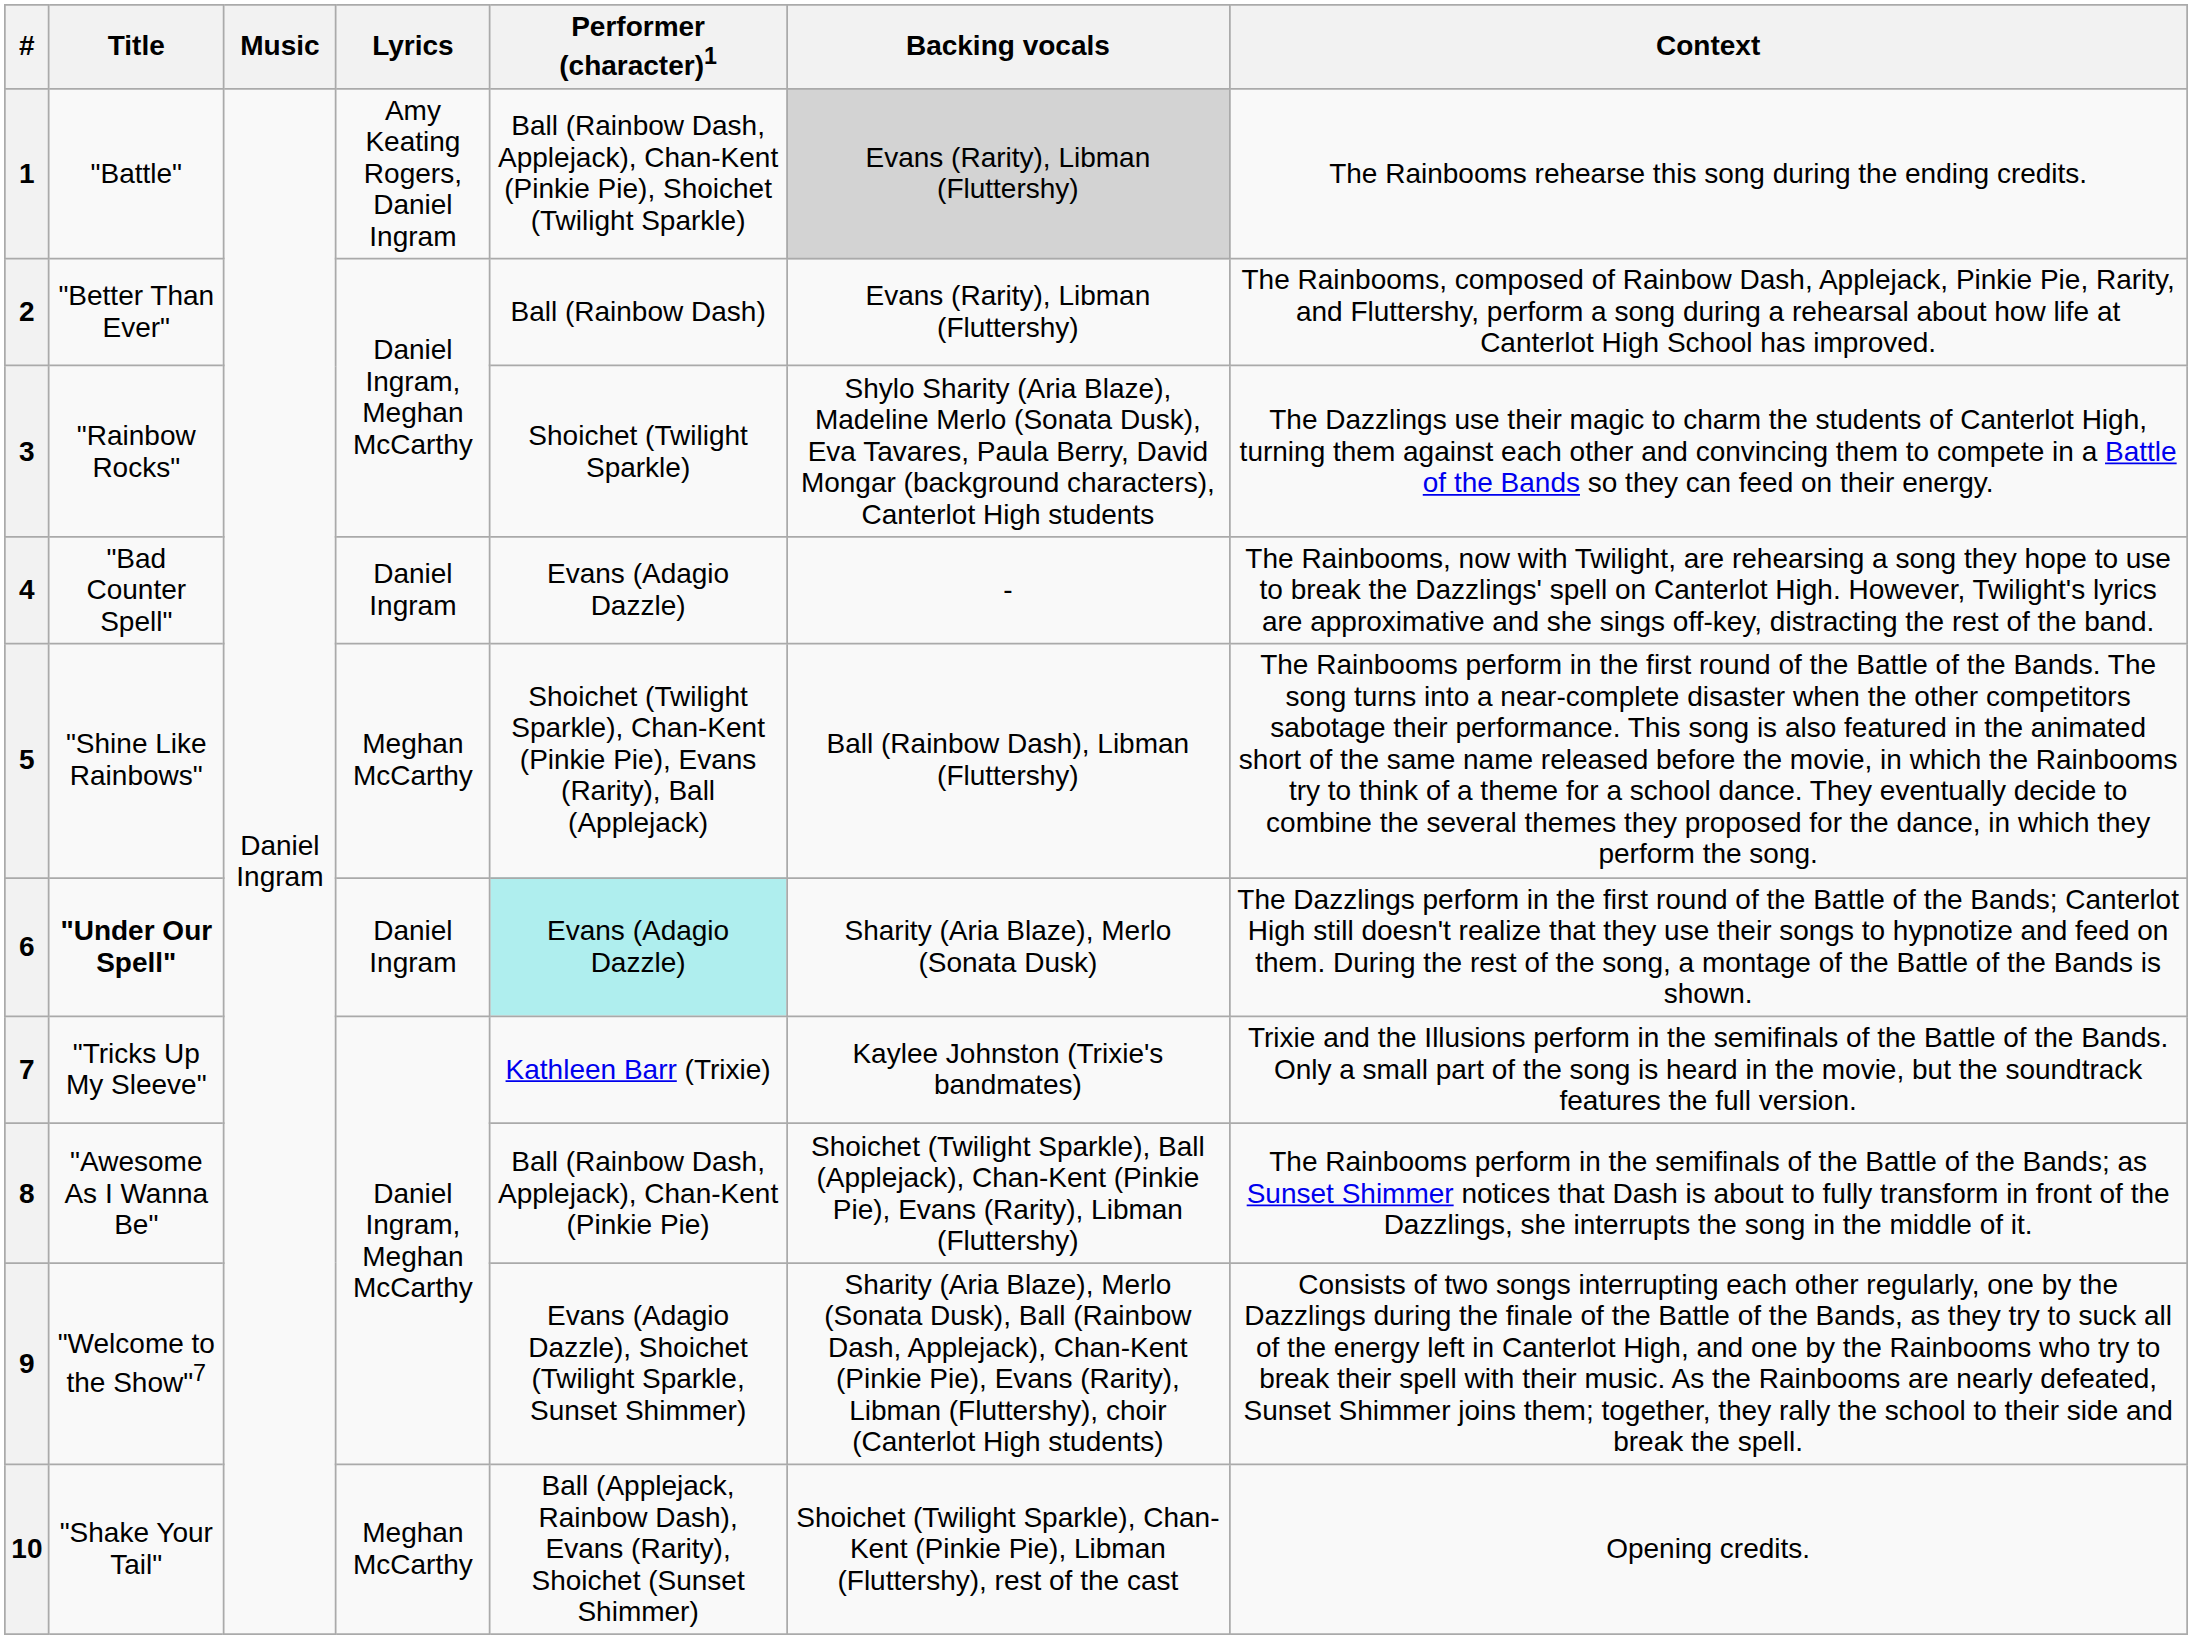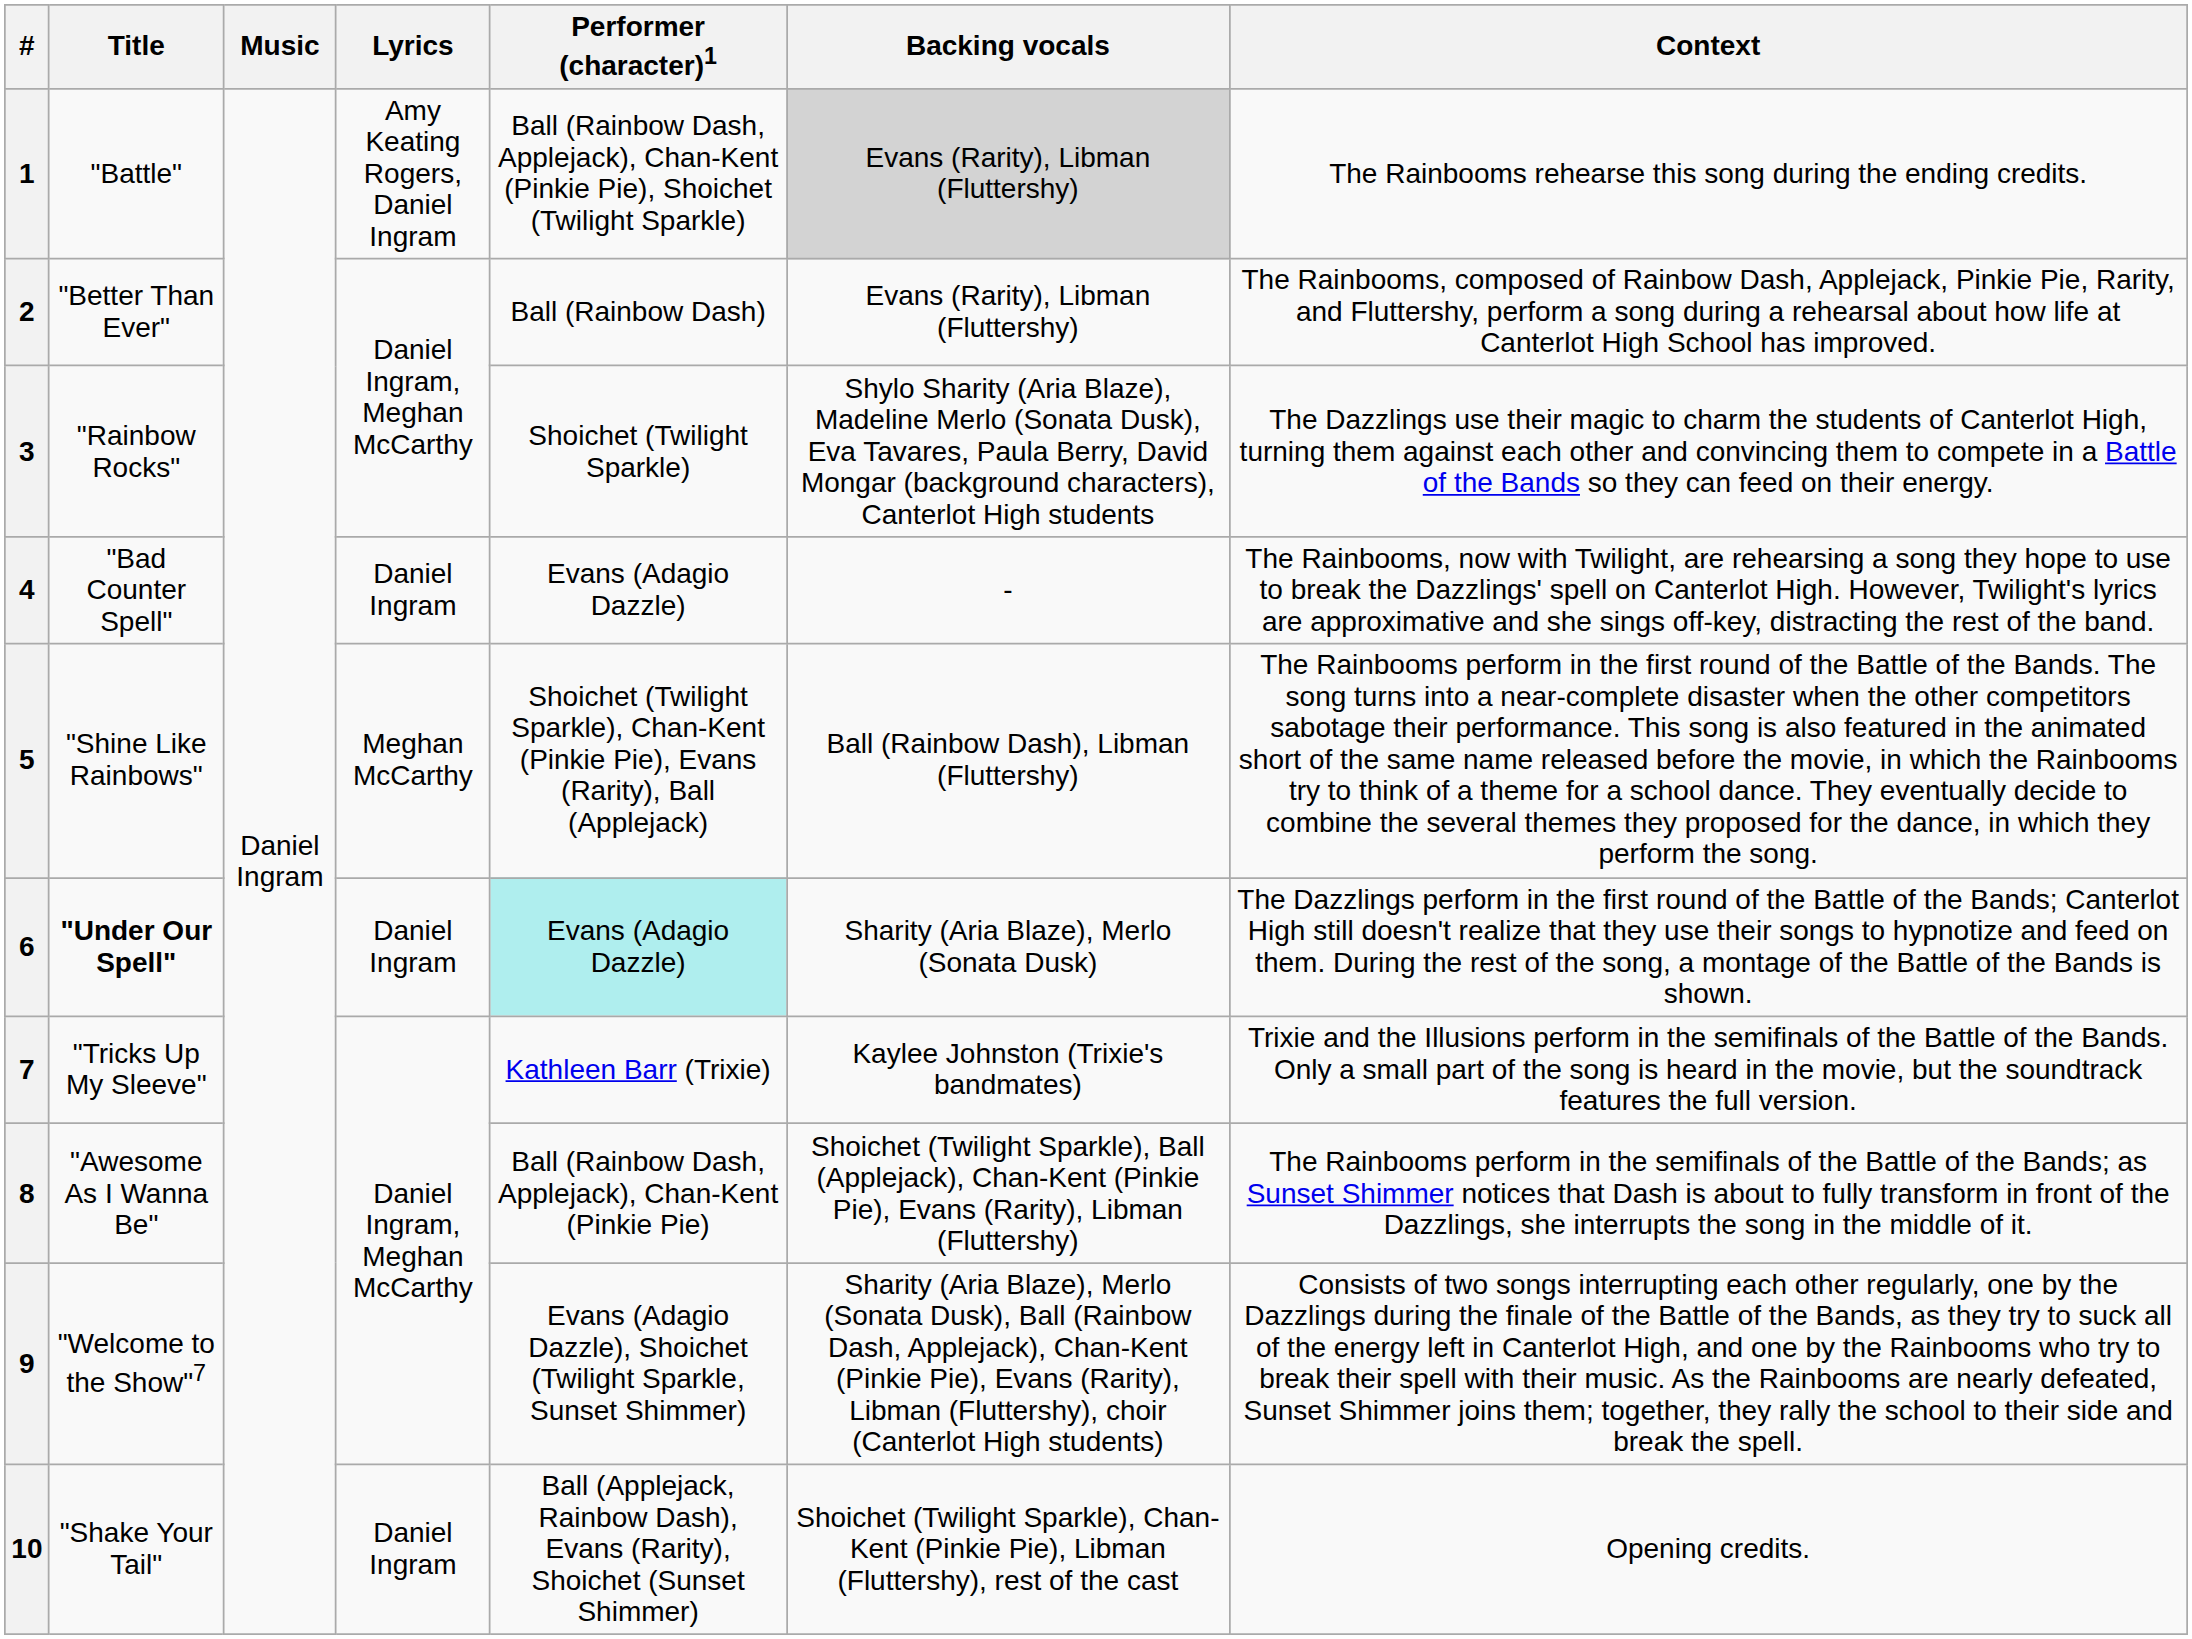(413, 1549) Meghan McCarthy -> (413, 1549) Daniel Ingram
